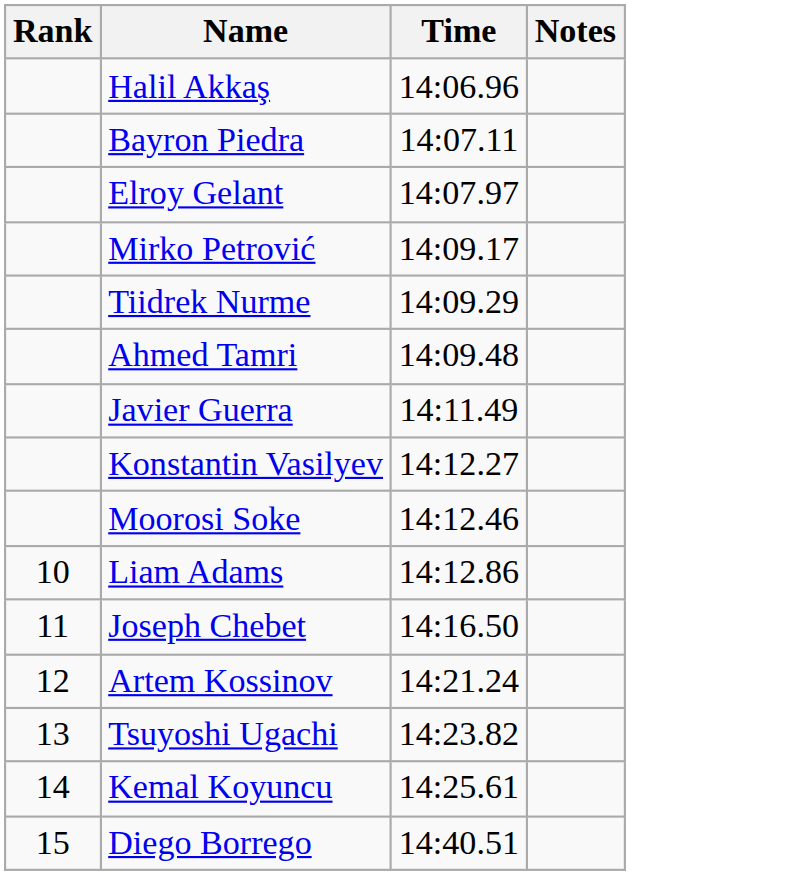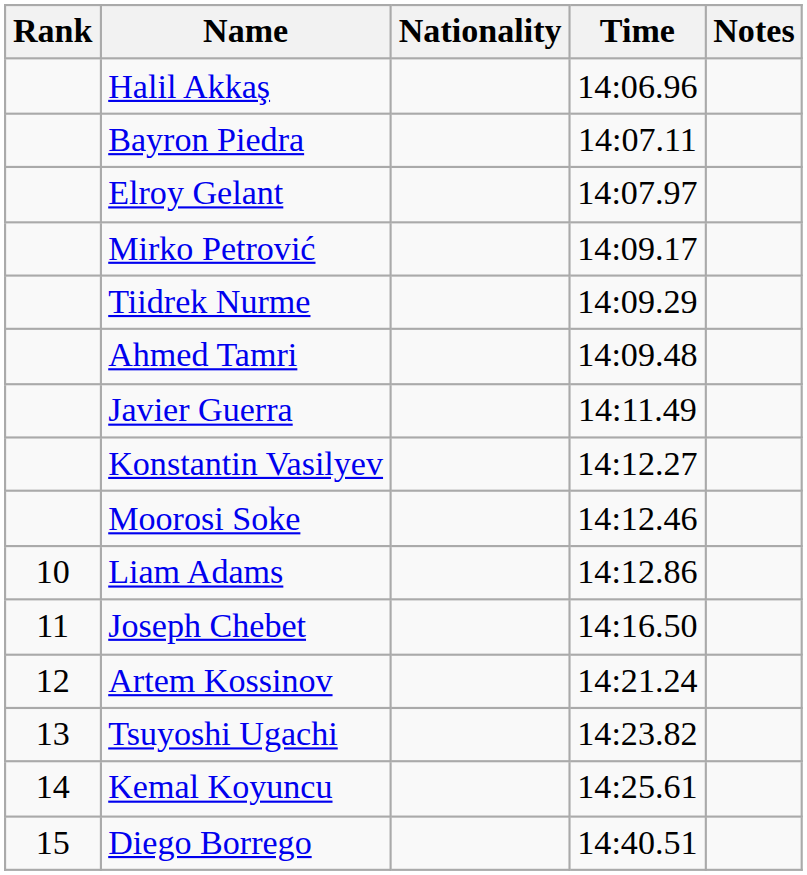+ column: (480, 31)
